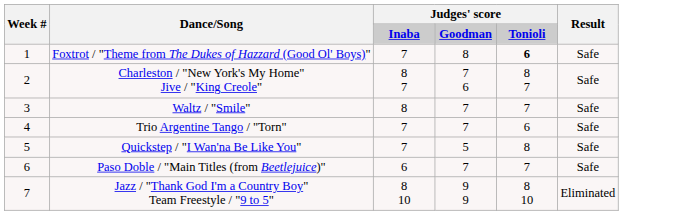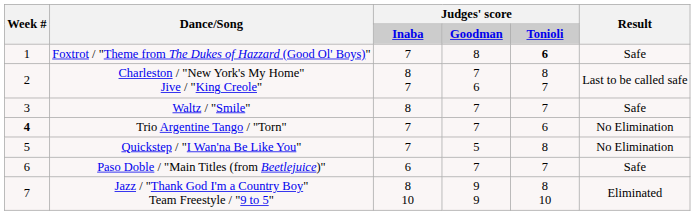(588, 80) Safe -> (635, 80) Last to be called safe
(27, 127) normal -> (27, 127) bold
(588, 127) Safe -> (635, 127) No Elimination
(588, 147) Safe -> (635, 147) No Elimination
